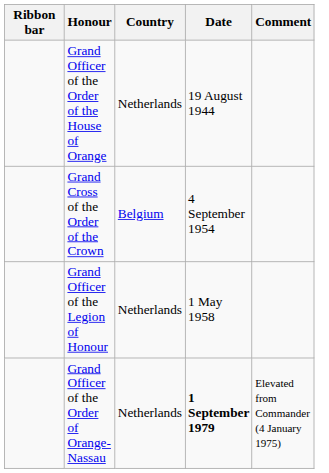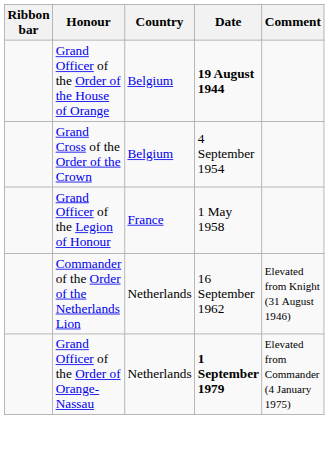(150, 103) Netherlands -> (150, 80) Belgium
(215, 103) normal -> (226, 80) bold
(150, 309) Netherlands -> (146, 220) France
+ row: (89, 293)
